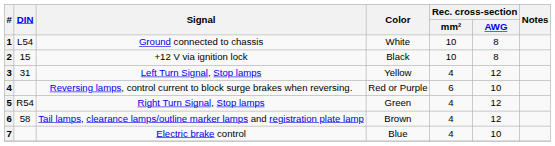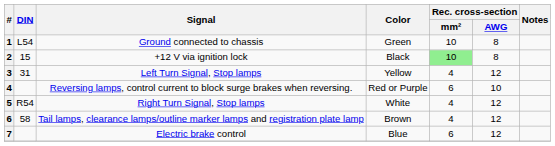(398, 42) White -> (398, 42) Green
(451, 57) no background -> (451, 57) lightgreen background
(398, 103) Green -> (398, 103) White
(451, 133) 4 -> (451, 133) 6
(496, 133) 10 -> (496, 133) 12
